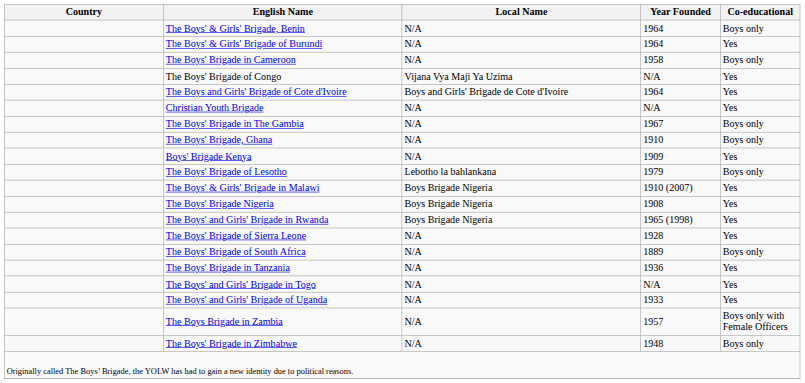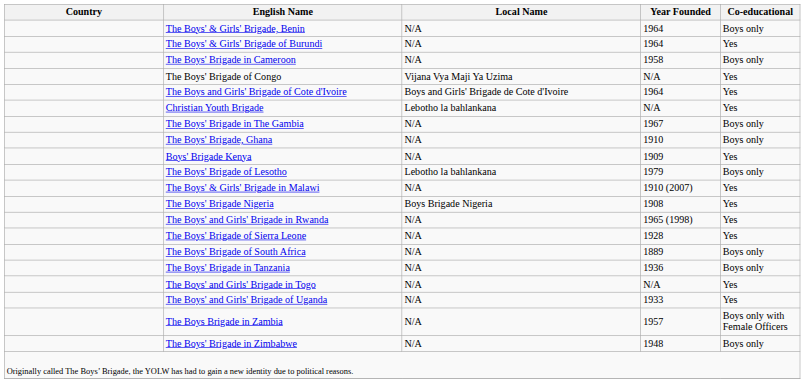(413, 108) N/A -> (450, 108) Lebotho la bahlankana
(448, 188) Boys Brigade Nigeria -> (413, 188) N/A
(448, 220) Boys Brigade Nigeria -> (413, 220) N/A
(730, 268) Yes -> (743, 268) Boys only
